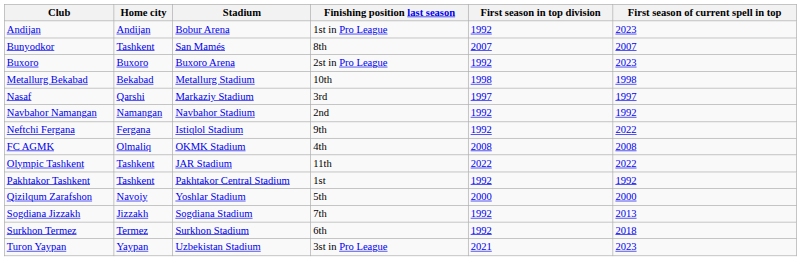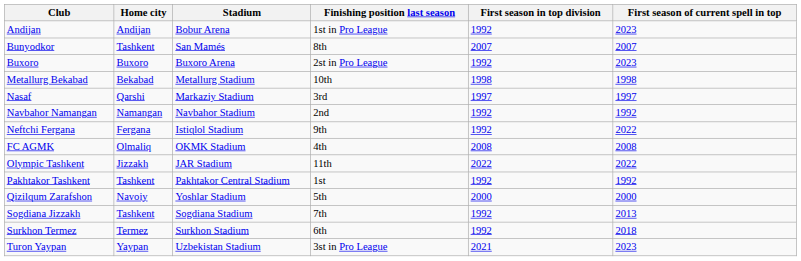(135, 163) Tashkent -> (132, 163) Jizzakh
(132, 213) Jizzakh -> (135, 213) Tashkent
